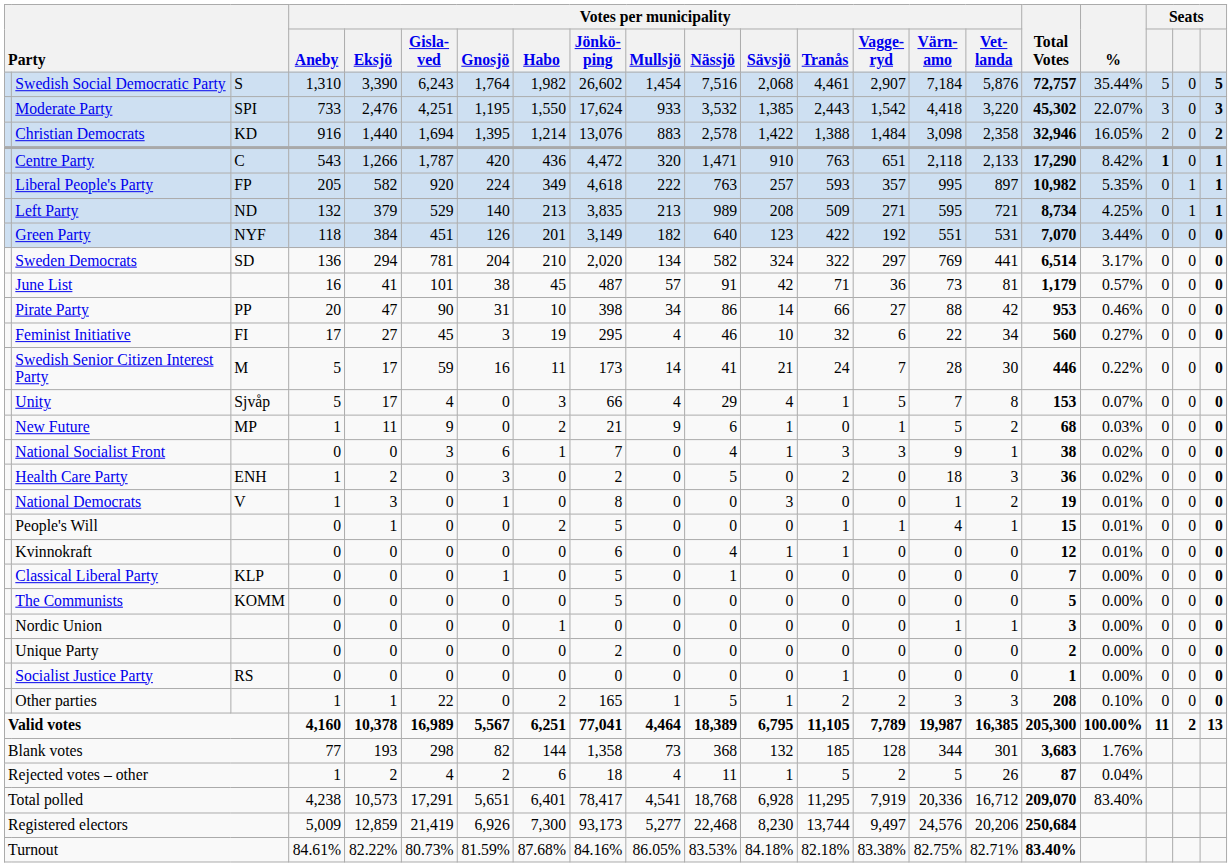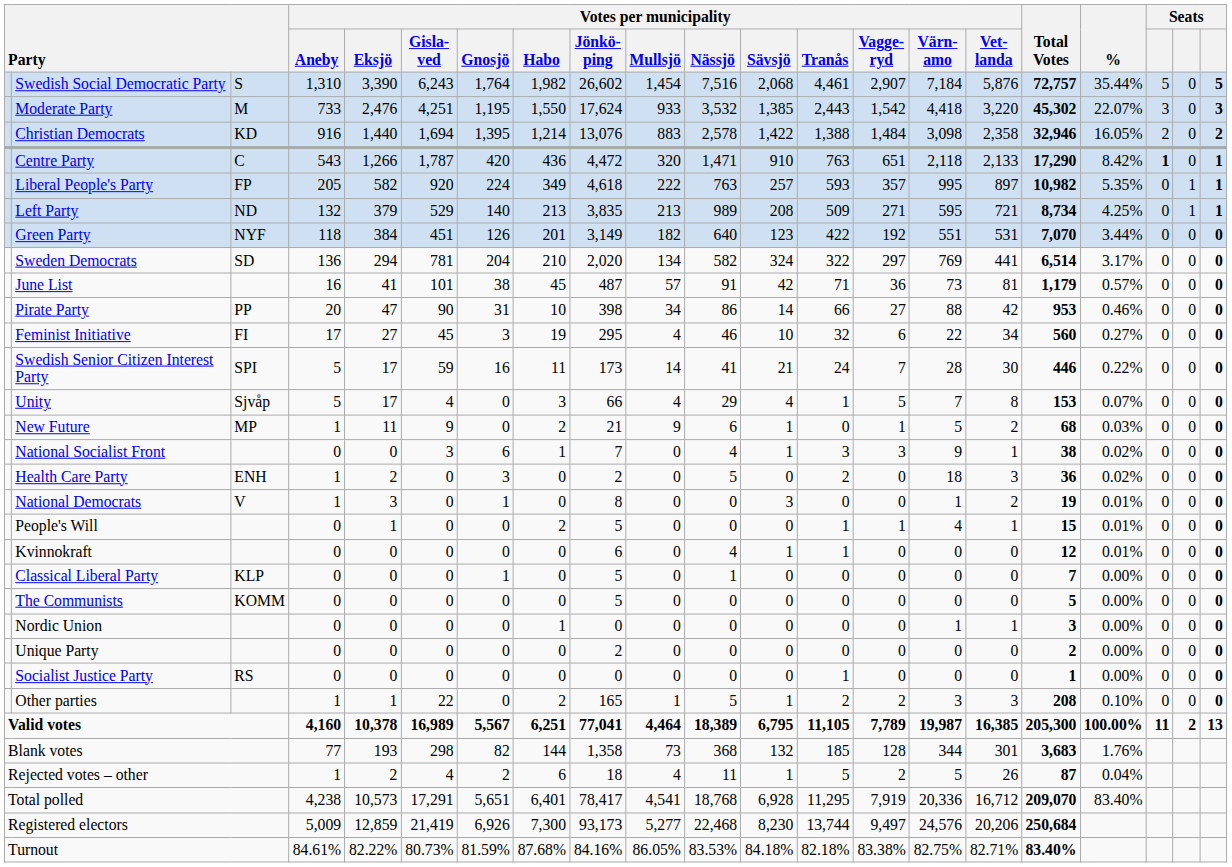(246, 109) SPI -> (241, 109) M
(241, 368) M -> (246, 368) SPI
